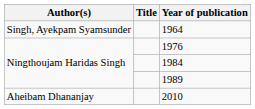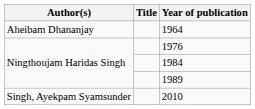(69, 29) Singh, Ayekpam Syamsunder -> (50, 29) Aheibam Dhananjay
(50, 96) Aheibam Dhananjay -> (69, 96) Singh, Ayekpam Syamsunder
